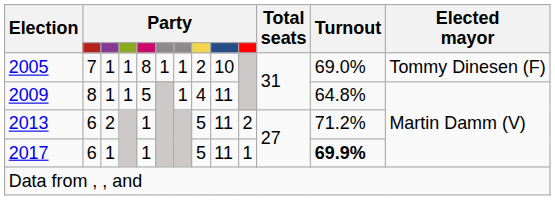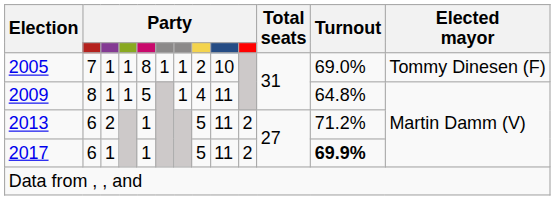(247, 152) 1 -> (247, 152) 2
